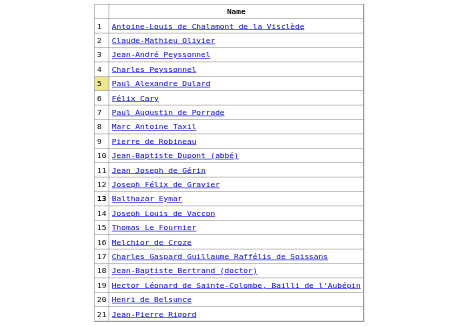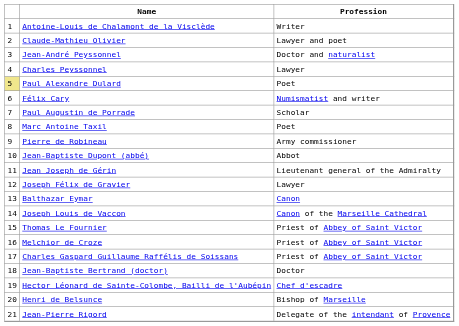+ column: (363, 12)
(102, 199) bold -> (12, 199) normal
